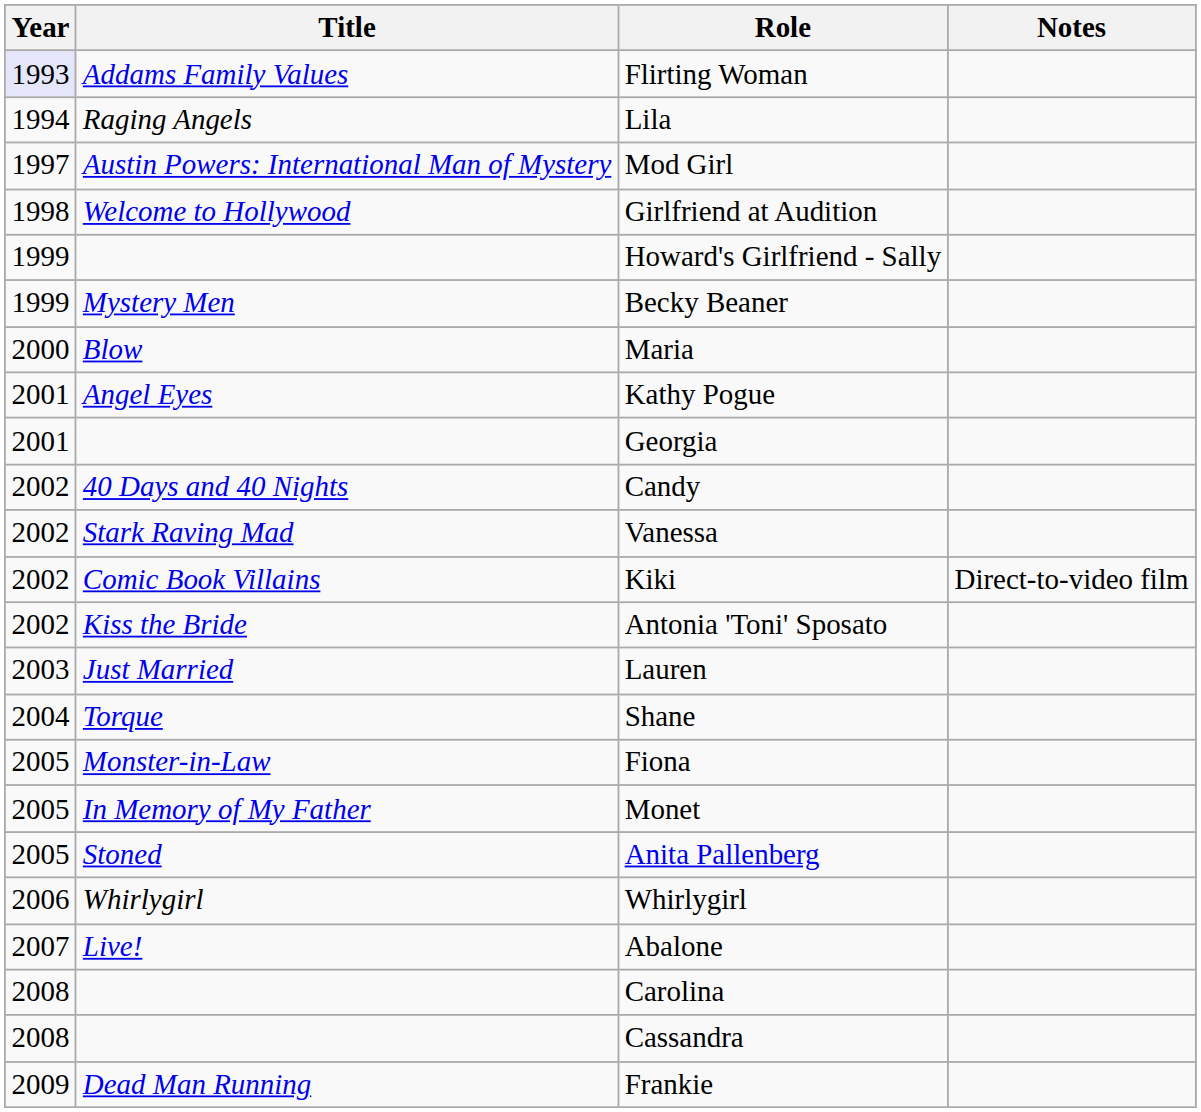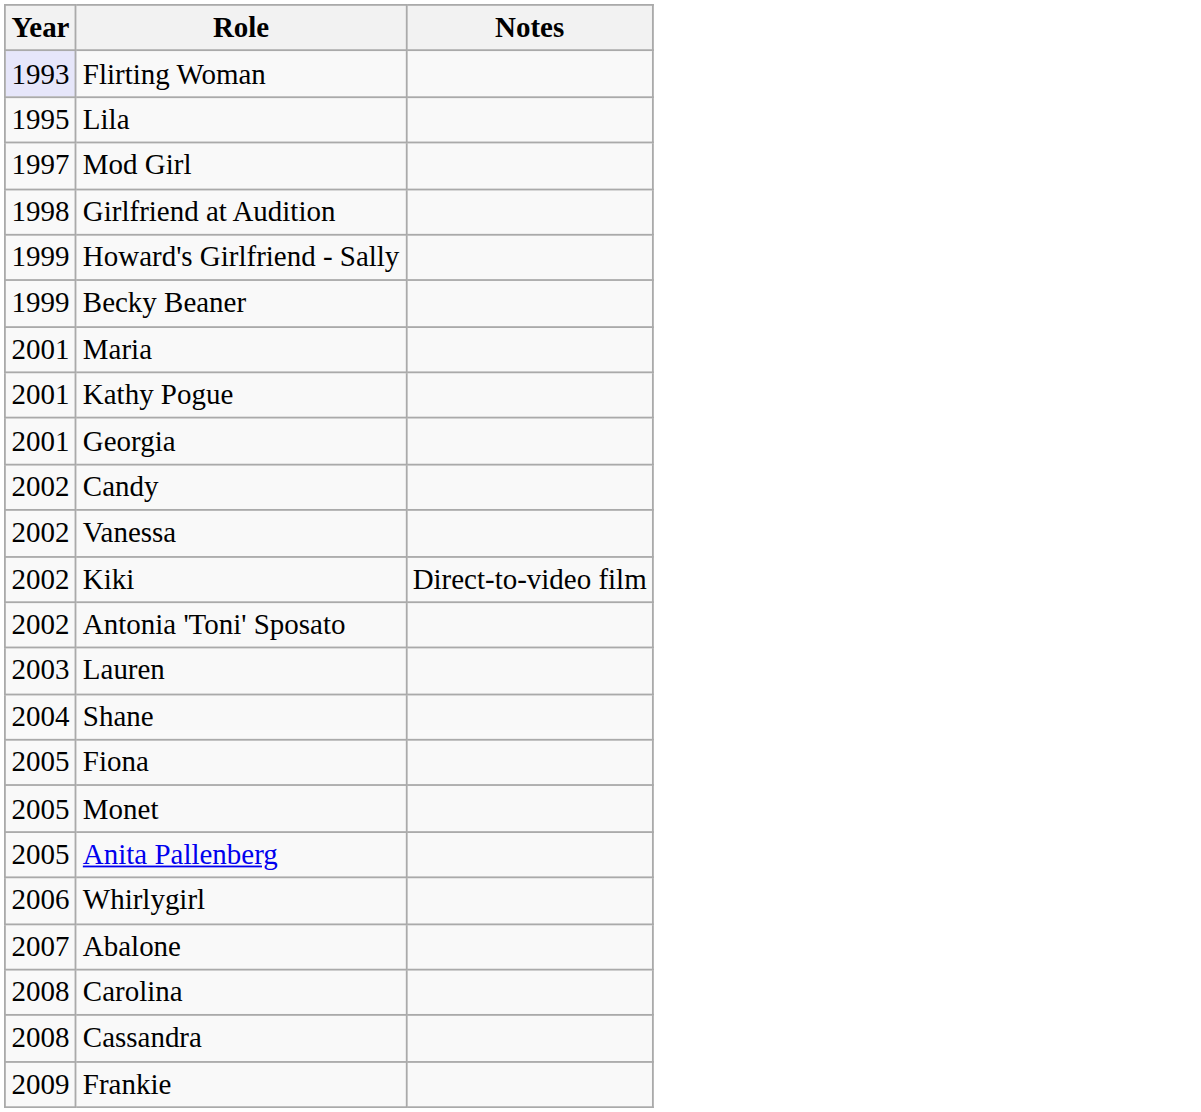- column: (347, 27)
(41, 119) 1994 -> (41, 119) 1995
(41, 348) 2000 -> (41, 348) 2001
